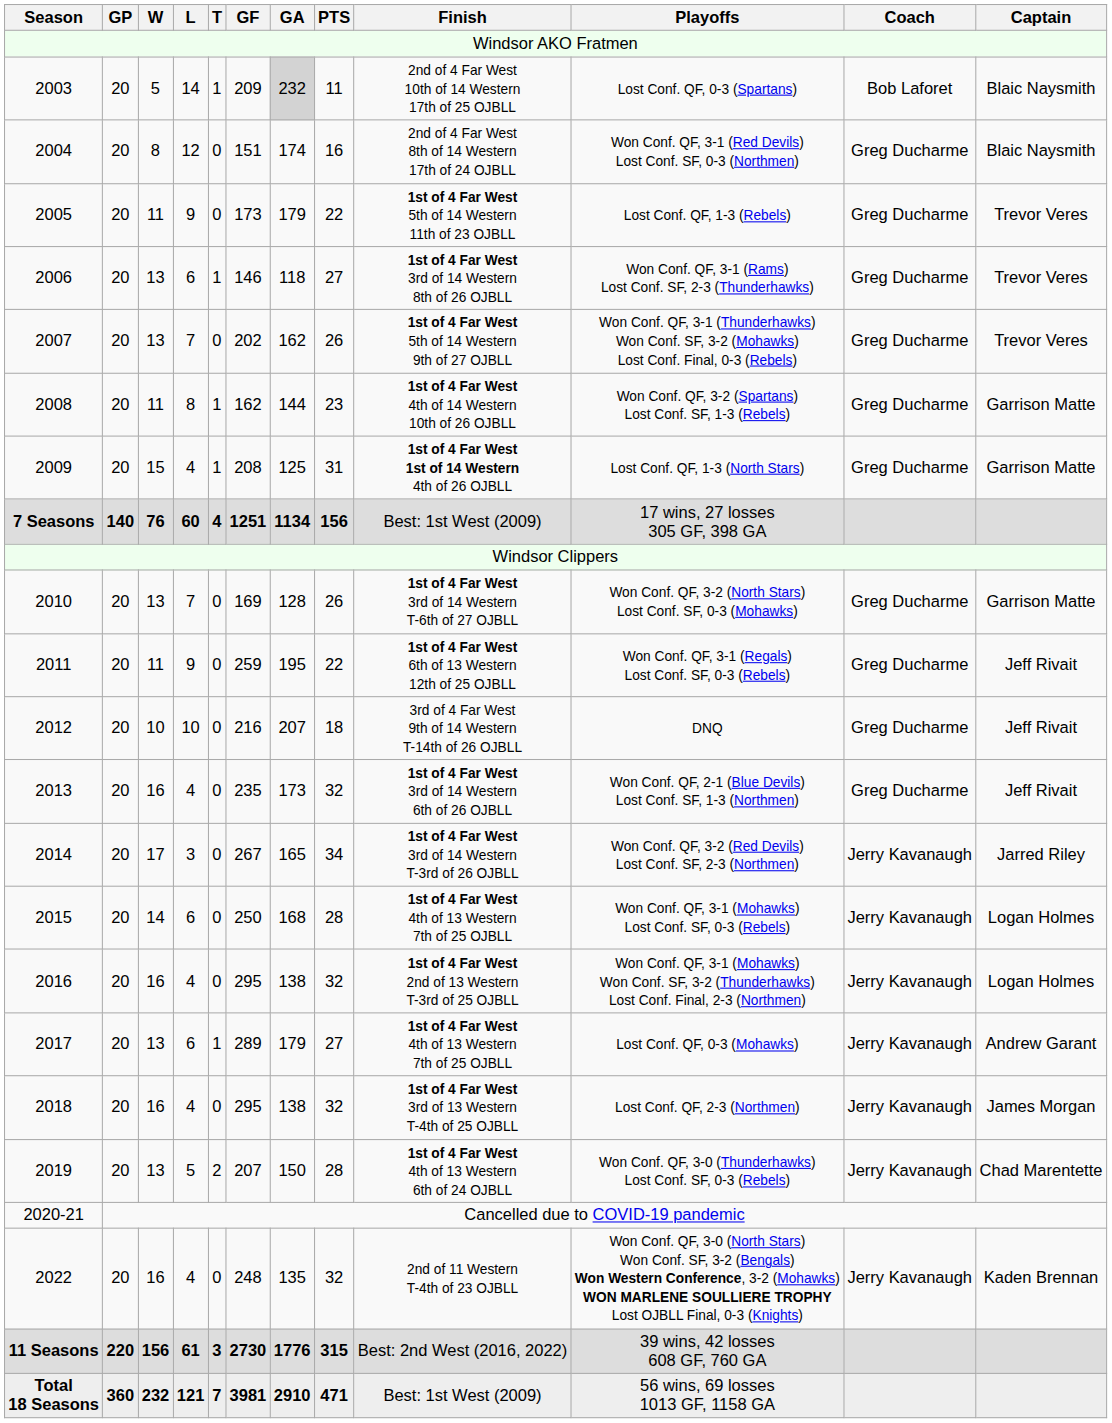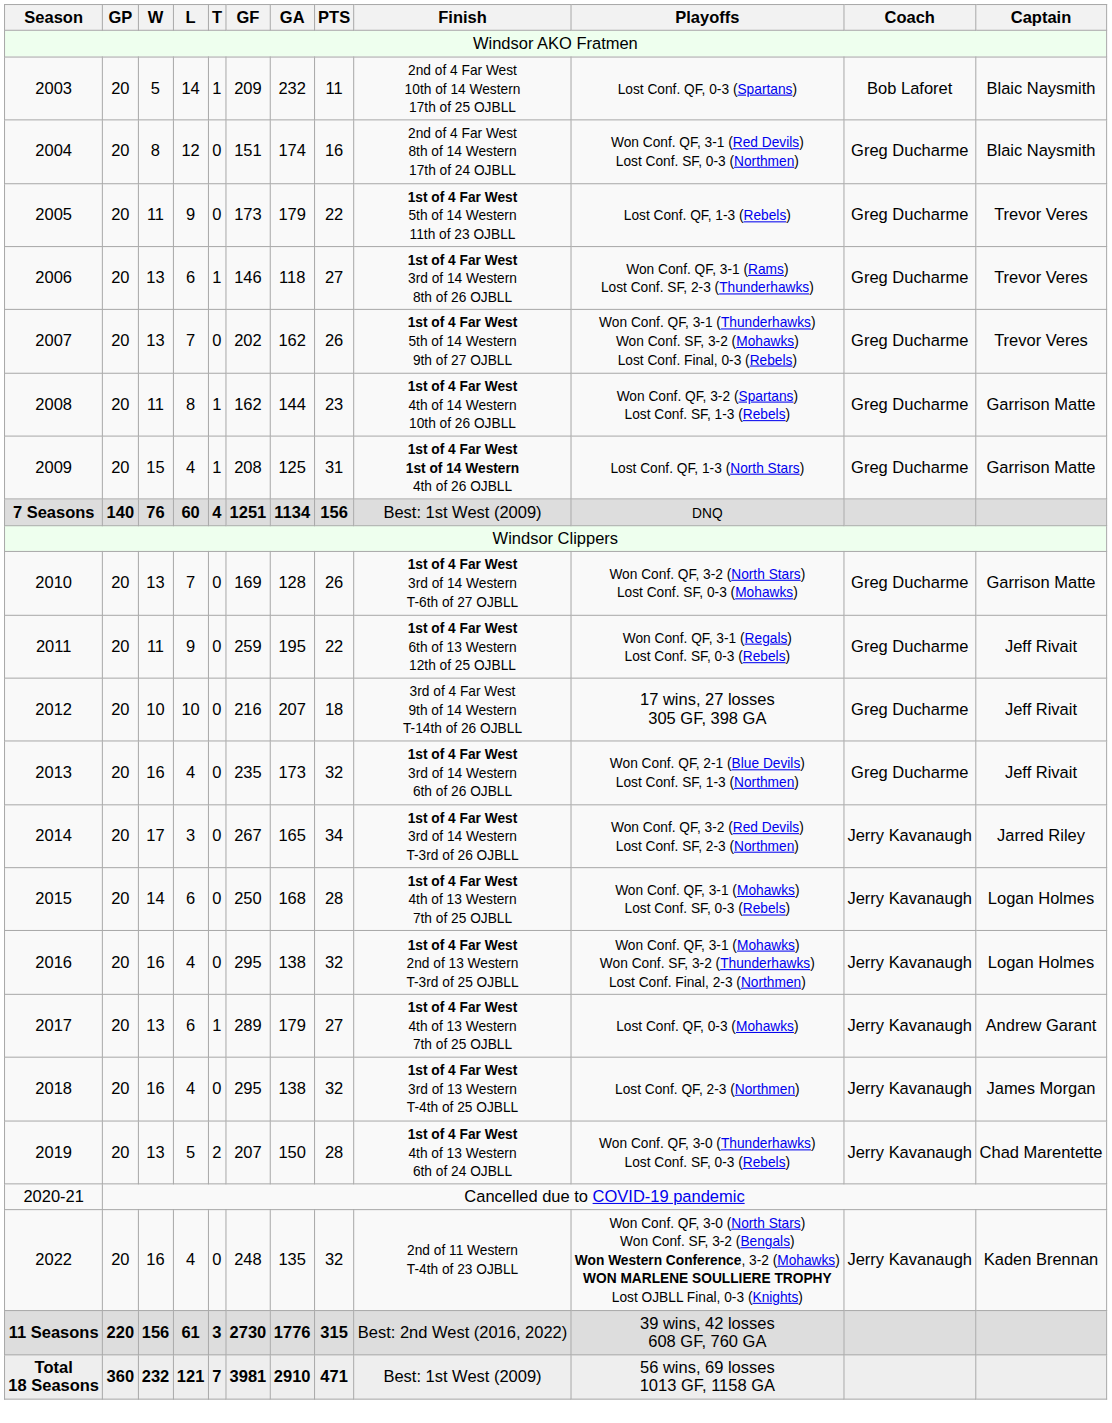(292, 88) lightgrey background -> (292, 88) no background
(707, 521) 17 wins, 27 losses 305 GF, 398 GA -> (707, 513) DNQ
(707, 729) DNQ -> (707, 709) 17 wins, 27 losses 305 GF, 398 GA
